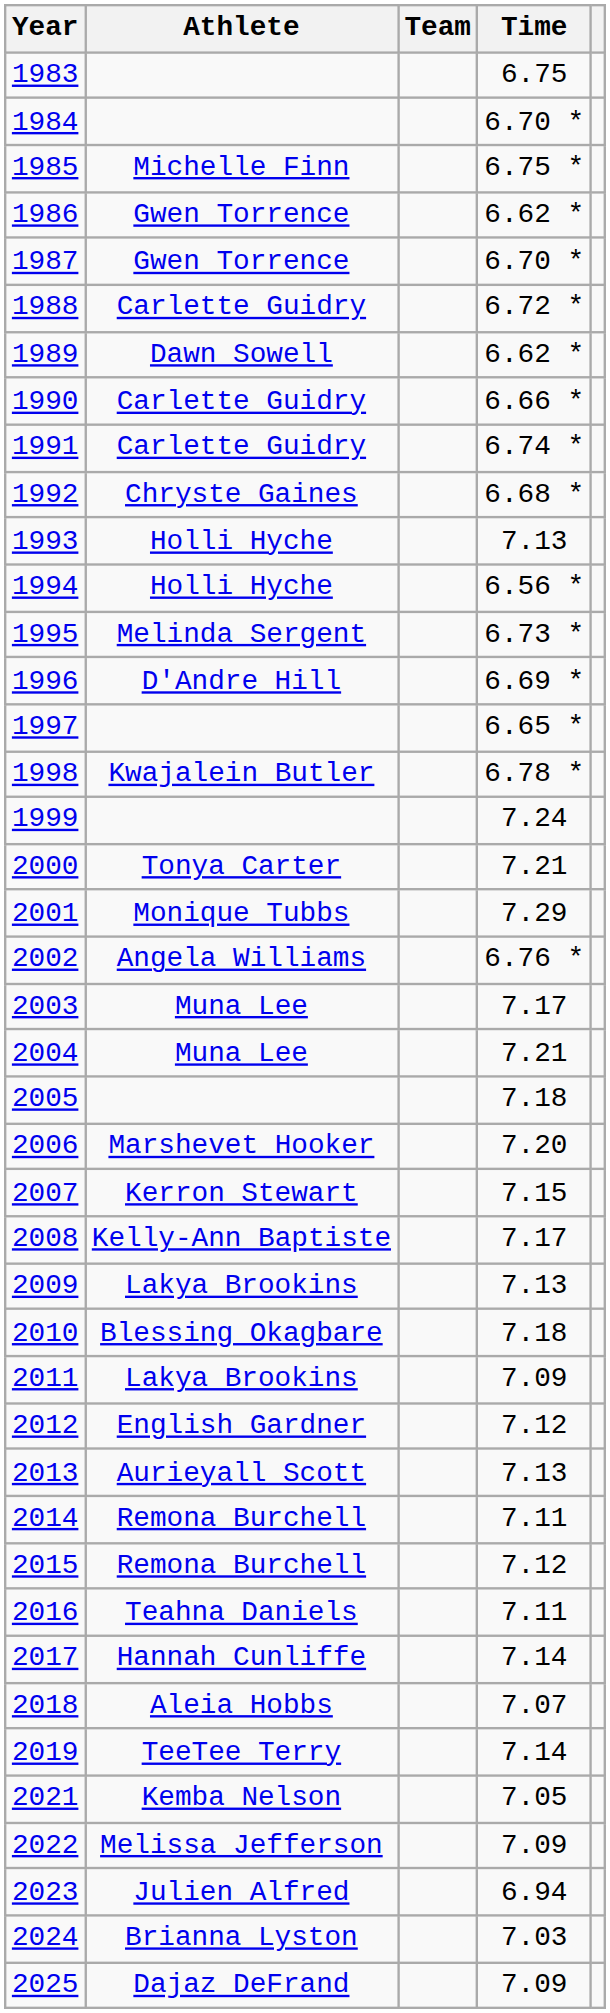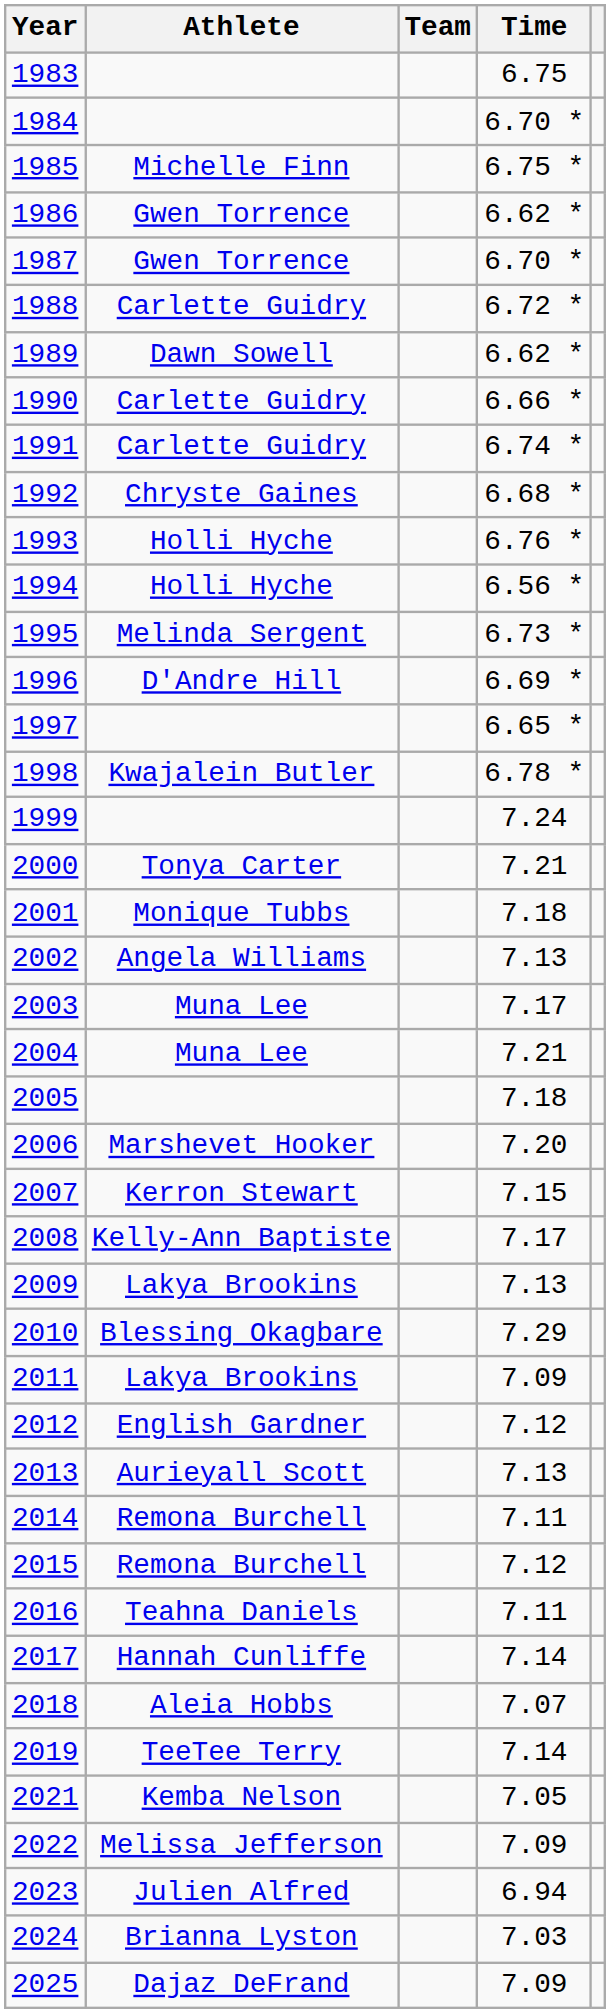(534, 541) 7.13 -> (534, 541) 6.76 *
(534, 913) 7.29 -> (534, 913) 7.18
(534, 960) 6.76 * -> (534, 960) 7.13
(534, 1333) 7.18 -> (534, 1333) 7.29
